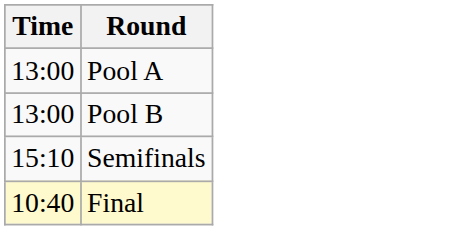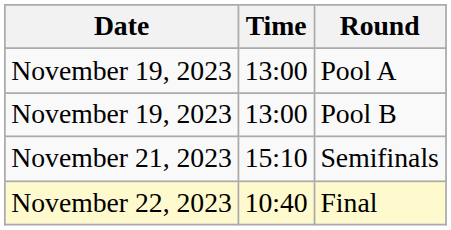+ column: (122, 26)
